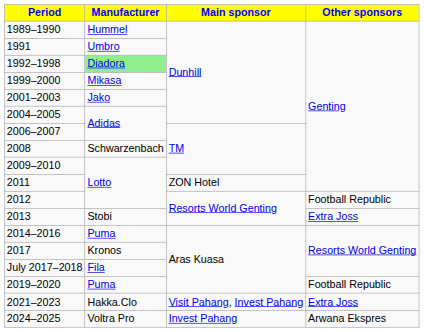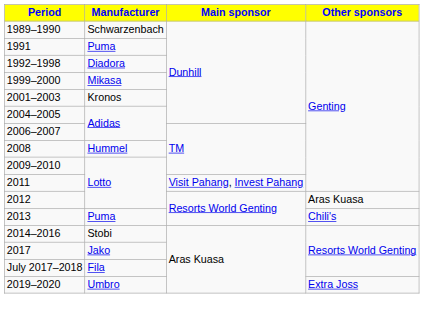(107, 30) Hummel -> (126, 30) Schwarzenbach
(104, 47) Umbro -> (101, 47) Puma
(106, 64) lightgreen background -> (106, 64) no background
(99, 98) Jako -> (104, 98) Kronos
(126, 149) Schwarzenbach -> (107, 149) Hummel
(194, 183) ZON Hotel -> (236, 183) Visit Pahang, Invest Pahang
(350, 200) Football Republic -> (336, 200) Aras Kuasa
(100, 217) Stobi -> (101, 217) Puma
(333, 217) Extra Joss -> (322, 217) Chili's
(101, 234) Puma -> (100, 234) Stobi
(104, 251) Kronos -> (99, 251) Jako
(101, 285) Puma -> (104, 285) Umbro
(350, 285) Football Republic -> (333, 285) Extra Joss
- row: (34, 302)
- row: (34, 319)
